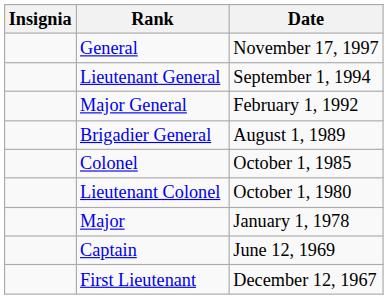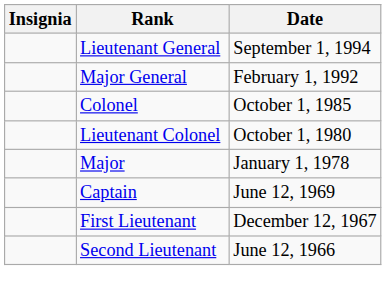- row: (109, 47)
- row: (146, 134)
+ row: (148, 250)
